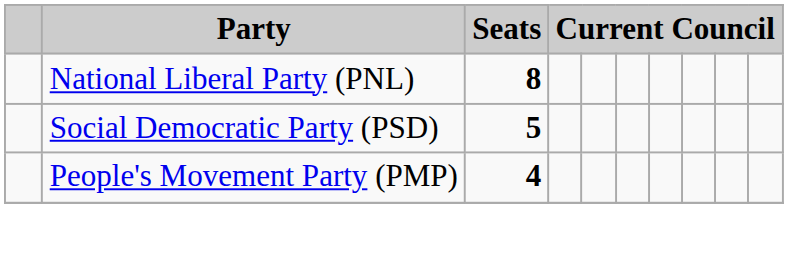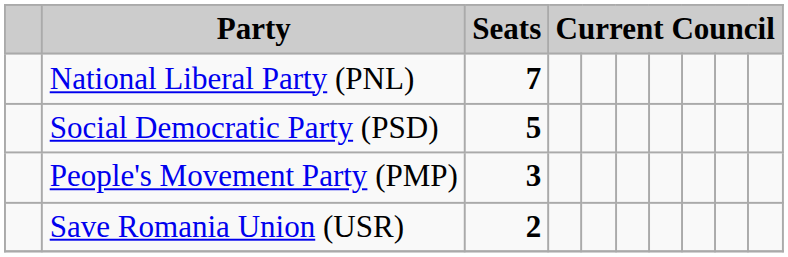(533, 78) 8 -> (533, 78) 7
(533, 176) 4 -> (533, 176) 3
+ row: (227, 226)
